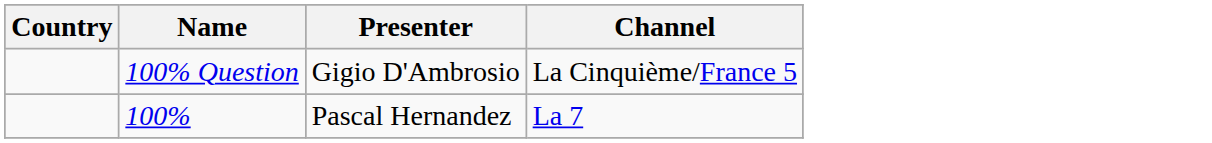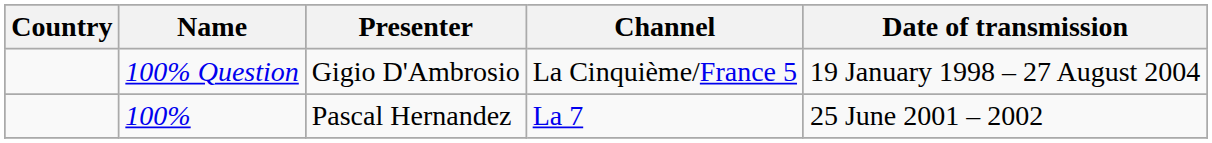+ column: (1005, 26)
